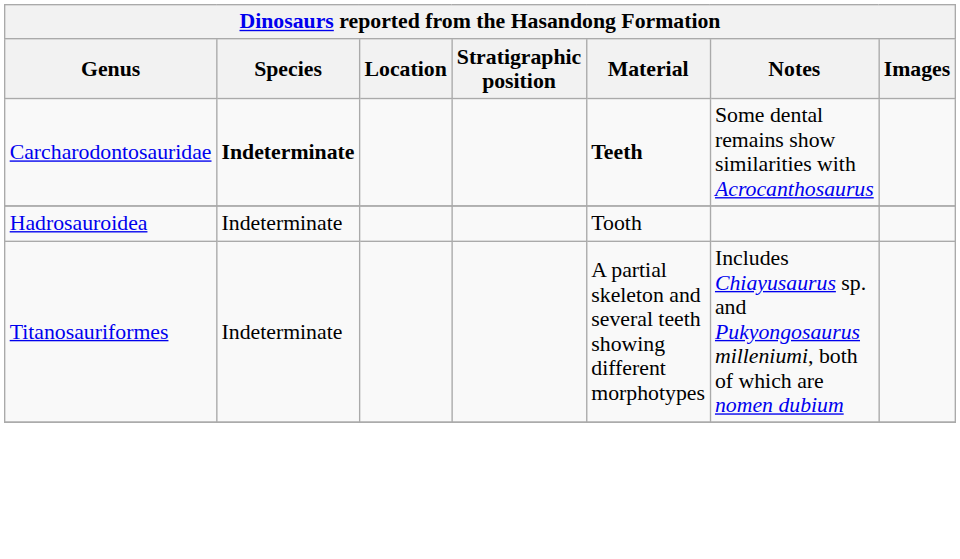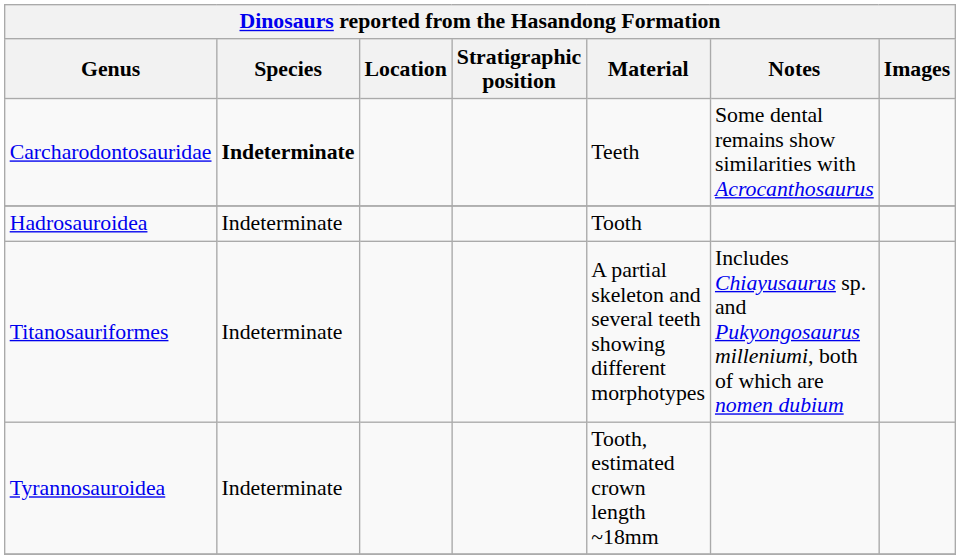(617, 151) bold -> (615, 151) normal
+ row: (87, 488)
